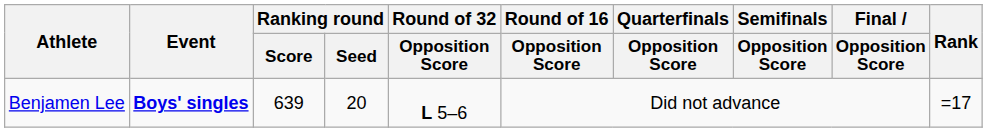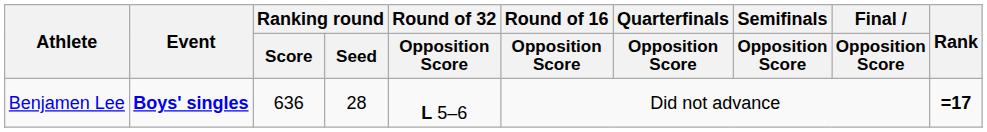(289, 103) 639 -> (289, 103) 636
(356, 103) 20 -> (356, 103) 28
(956, 103) normal -> (956, 103) bold
